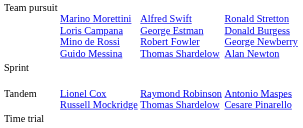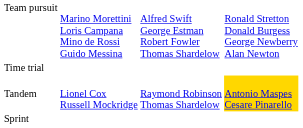rows swapped: (16, 68) <-> (24, 119)
(258, 99) no background -> (258, 99) gold background
